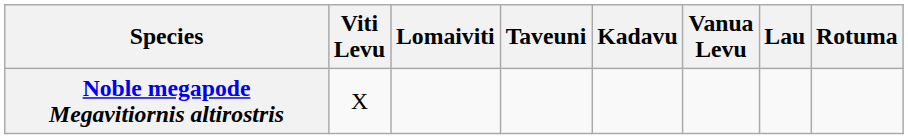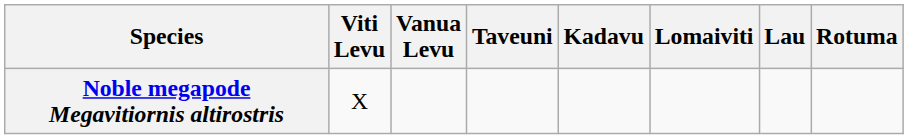columns swapped: (721, 36) <-> (445, 36)
